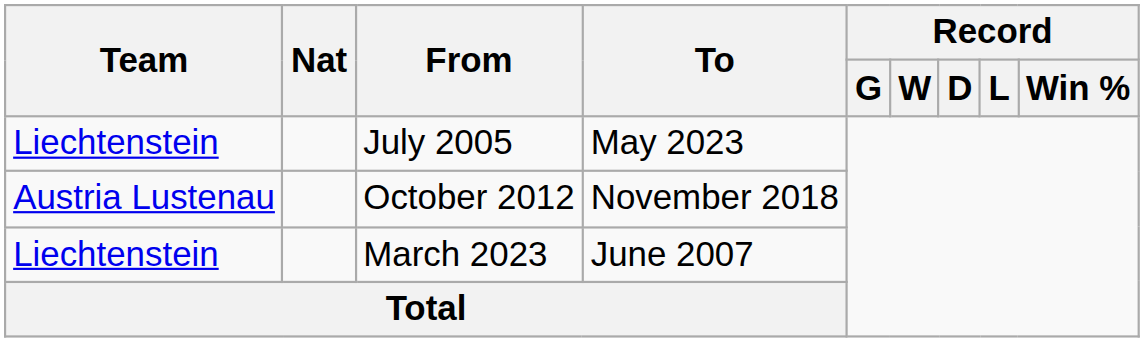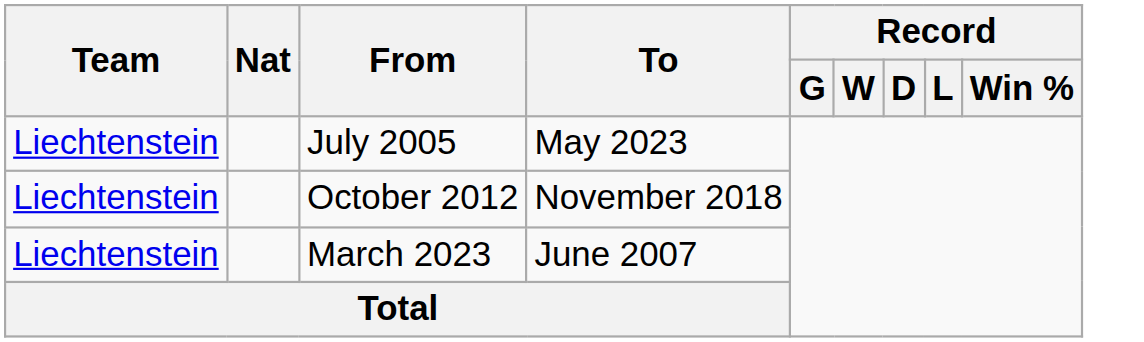(144, 198) Austria Lustenau -> (116, 198) Liechtenstein
